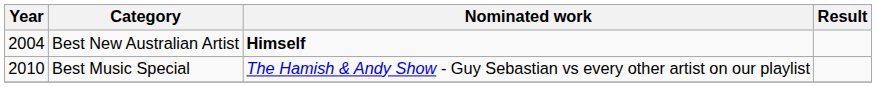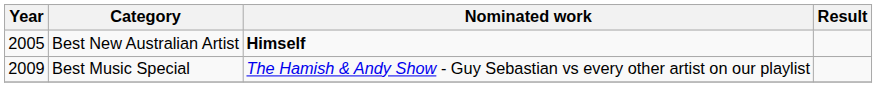(26, 43) 2004 -> (26, 43) 2005
(26, 69) 2010 -> (26, 69) 2009
